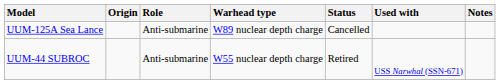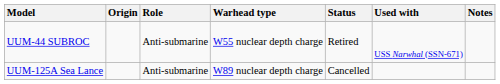rows swapped: (48, 58) <-> (55, 29)
